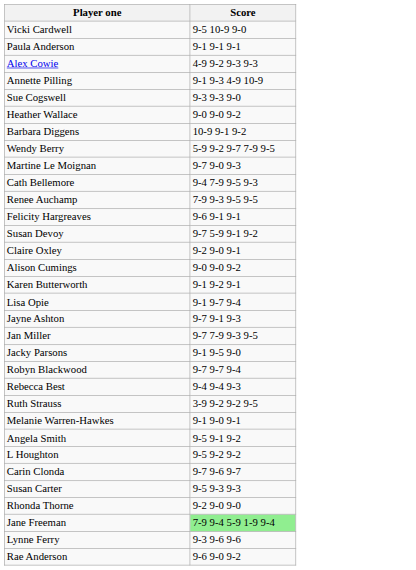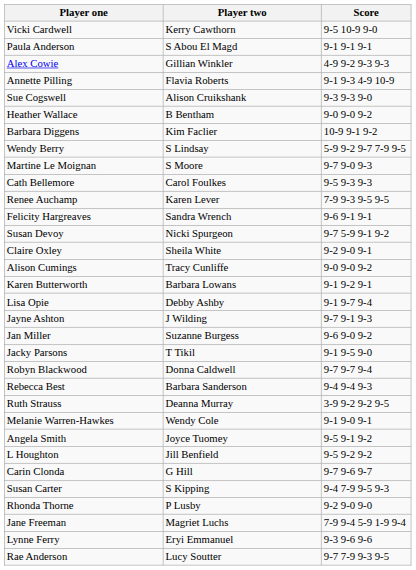+ column: (242, 13)
(225, 183) 9-4 7-9 9-5 9-3 -> (348, 183) 9-5 9-3 9-3
(225, 336) 9-7 7-9 9-3 9-5 -> (348, 336) 9-6 9-0 9-2
(217, 489) 9-5 9-3 9-3 -> (356, 489) 9-4 7-9 9-5 9-3
(234, 523) lightgreen background -> (365, 523) no background
(217, 557) 9-6 9-0 9-2 -> (356, 557) 9-7 7-9 9-3 9-5
